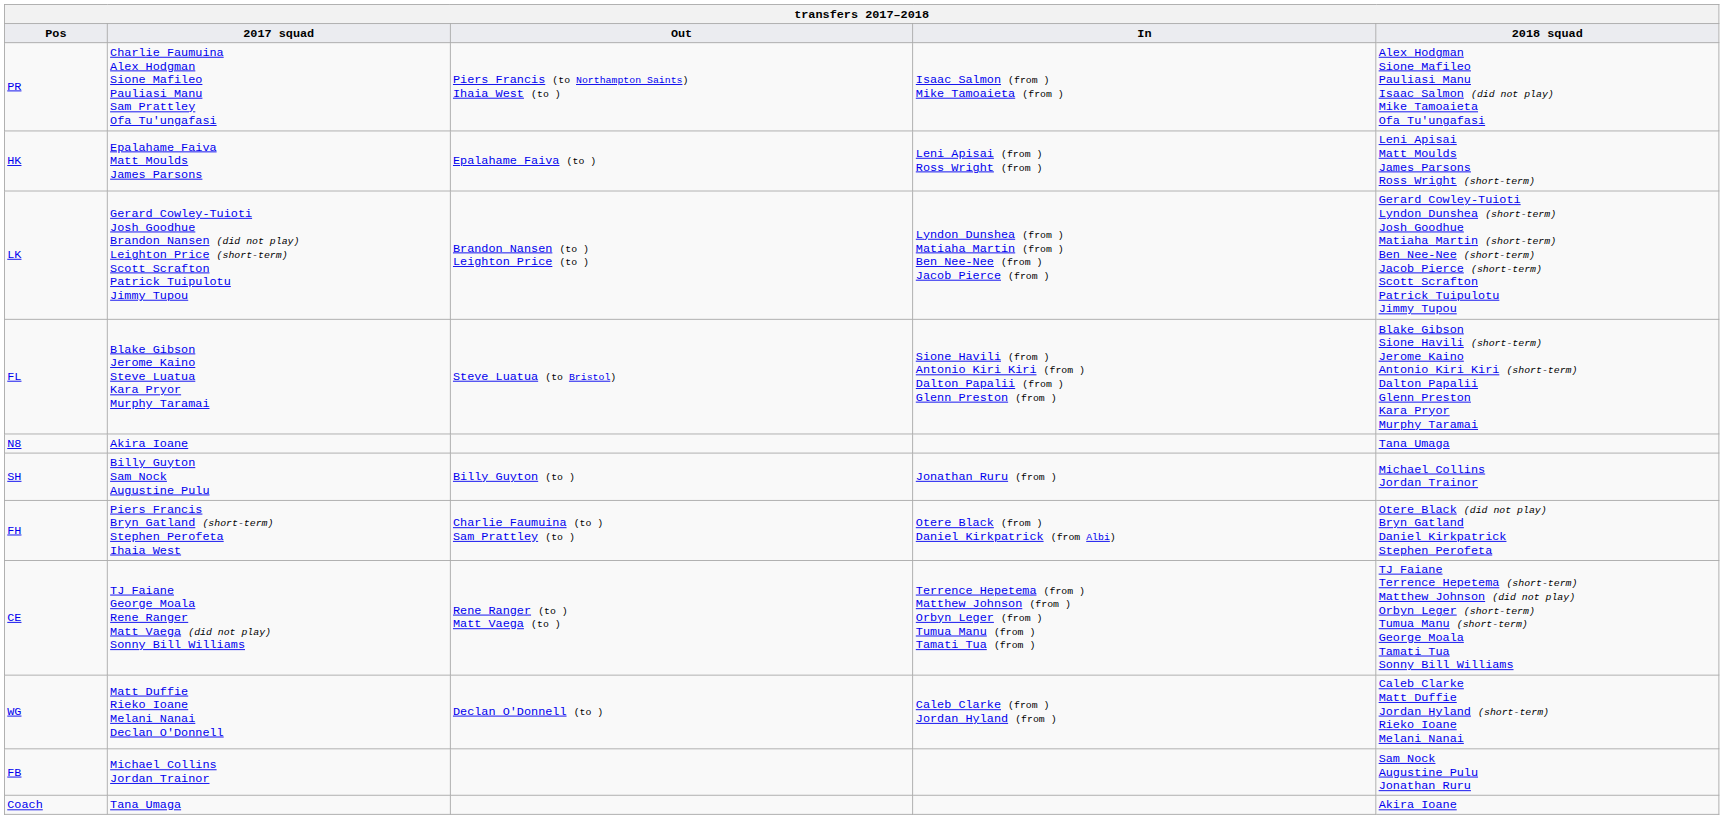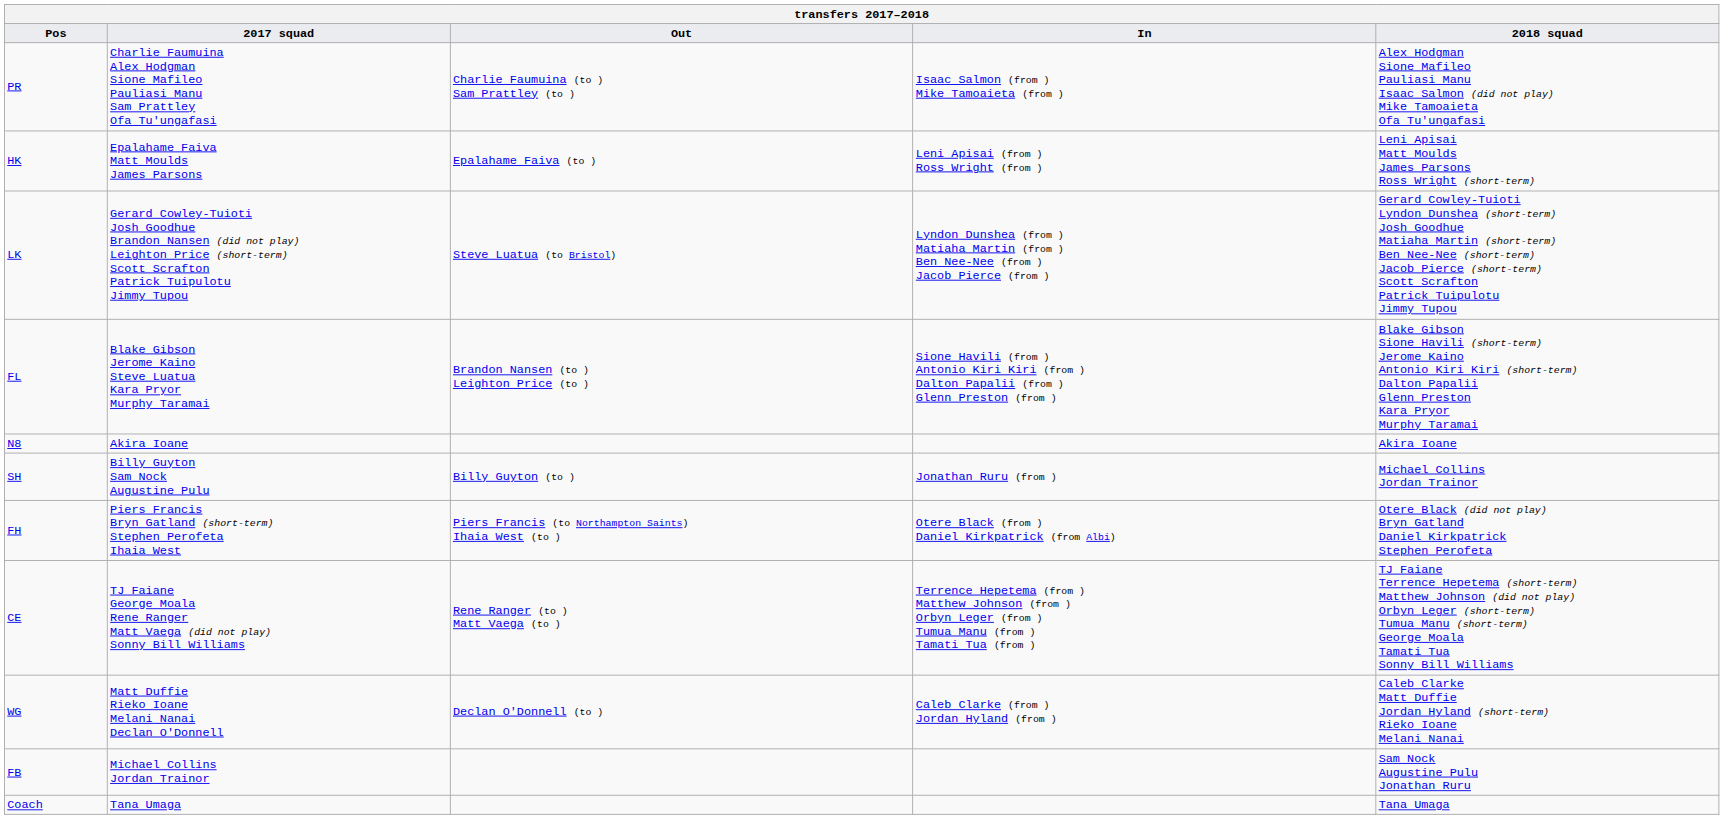(571, 87) Piers Francis (to Northampton Saints) Ihaia West (to ) -> (528, 87) Charlie Faumuina (to ) Sam Prattley (to )
(521, 255) Brandon Nansen (to ) Leighton Price (to ) -> (535, 255) Steve Luatua (to Bristol)
(535, 377) Steve Luatua (to Bristol) -> (521, 377) Brandon Nansen (to ) Leighton Price (to )
(1414, 444) Tana Umaga -> (1418, 444) Akira Ioane
(528, 530) Charlie Faumuina (to ) Sam Prattley (to ) -> (571, 530) Piers Francis (to Northampton Saints) Ihaia West (to )
(1418, 805) Akira Ioane -> (1414, 805) Tana Umaga
